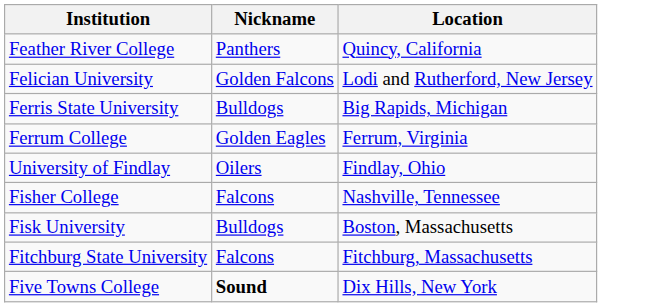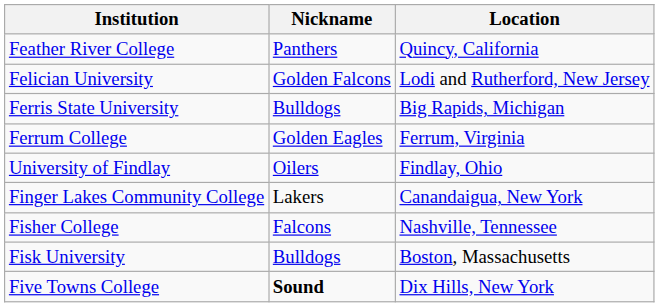+ row: (137, 197)
- row: (108, 256)
